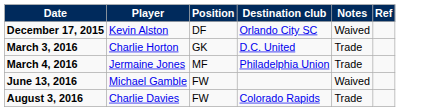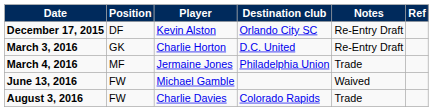columns swapped: (148, 13) <-> (213, 13)
(352, 30) Waived -> (369, 30) Re-Entry Draft
(348, 47) Trade -> (369, 47) Re-Entry Draft
